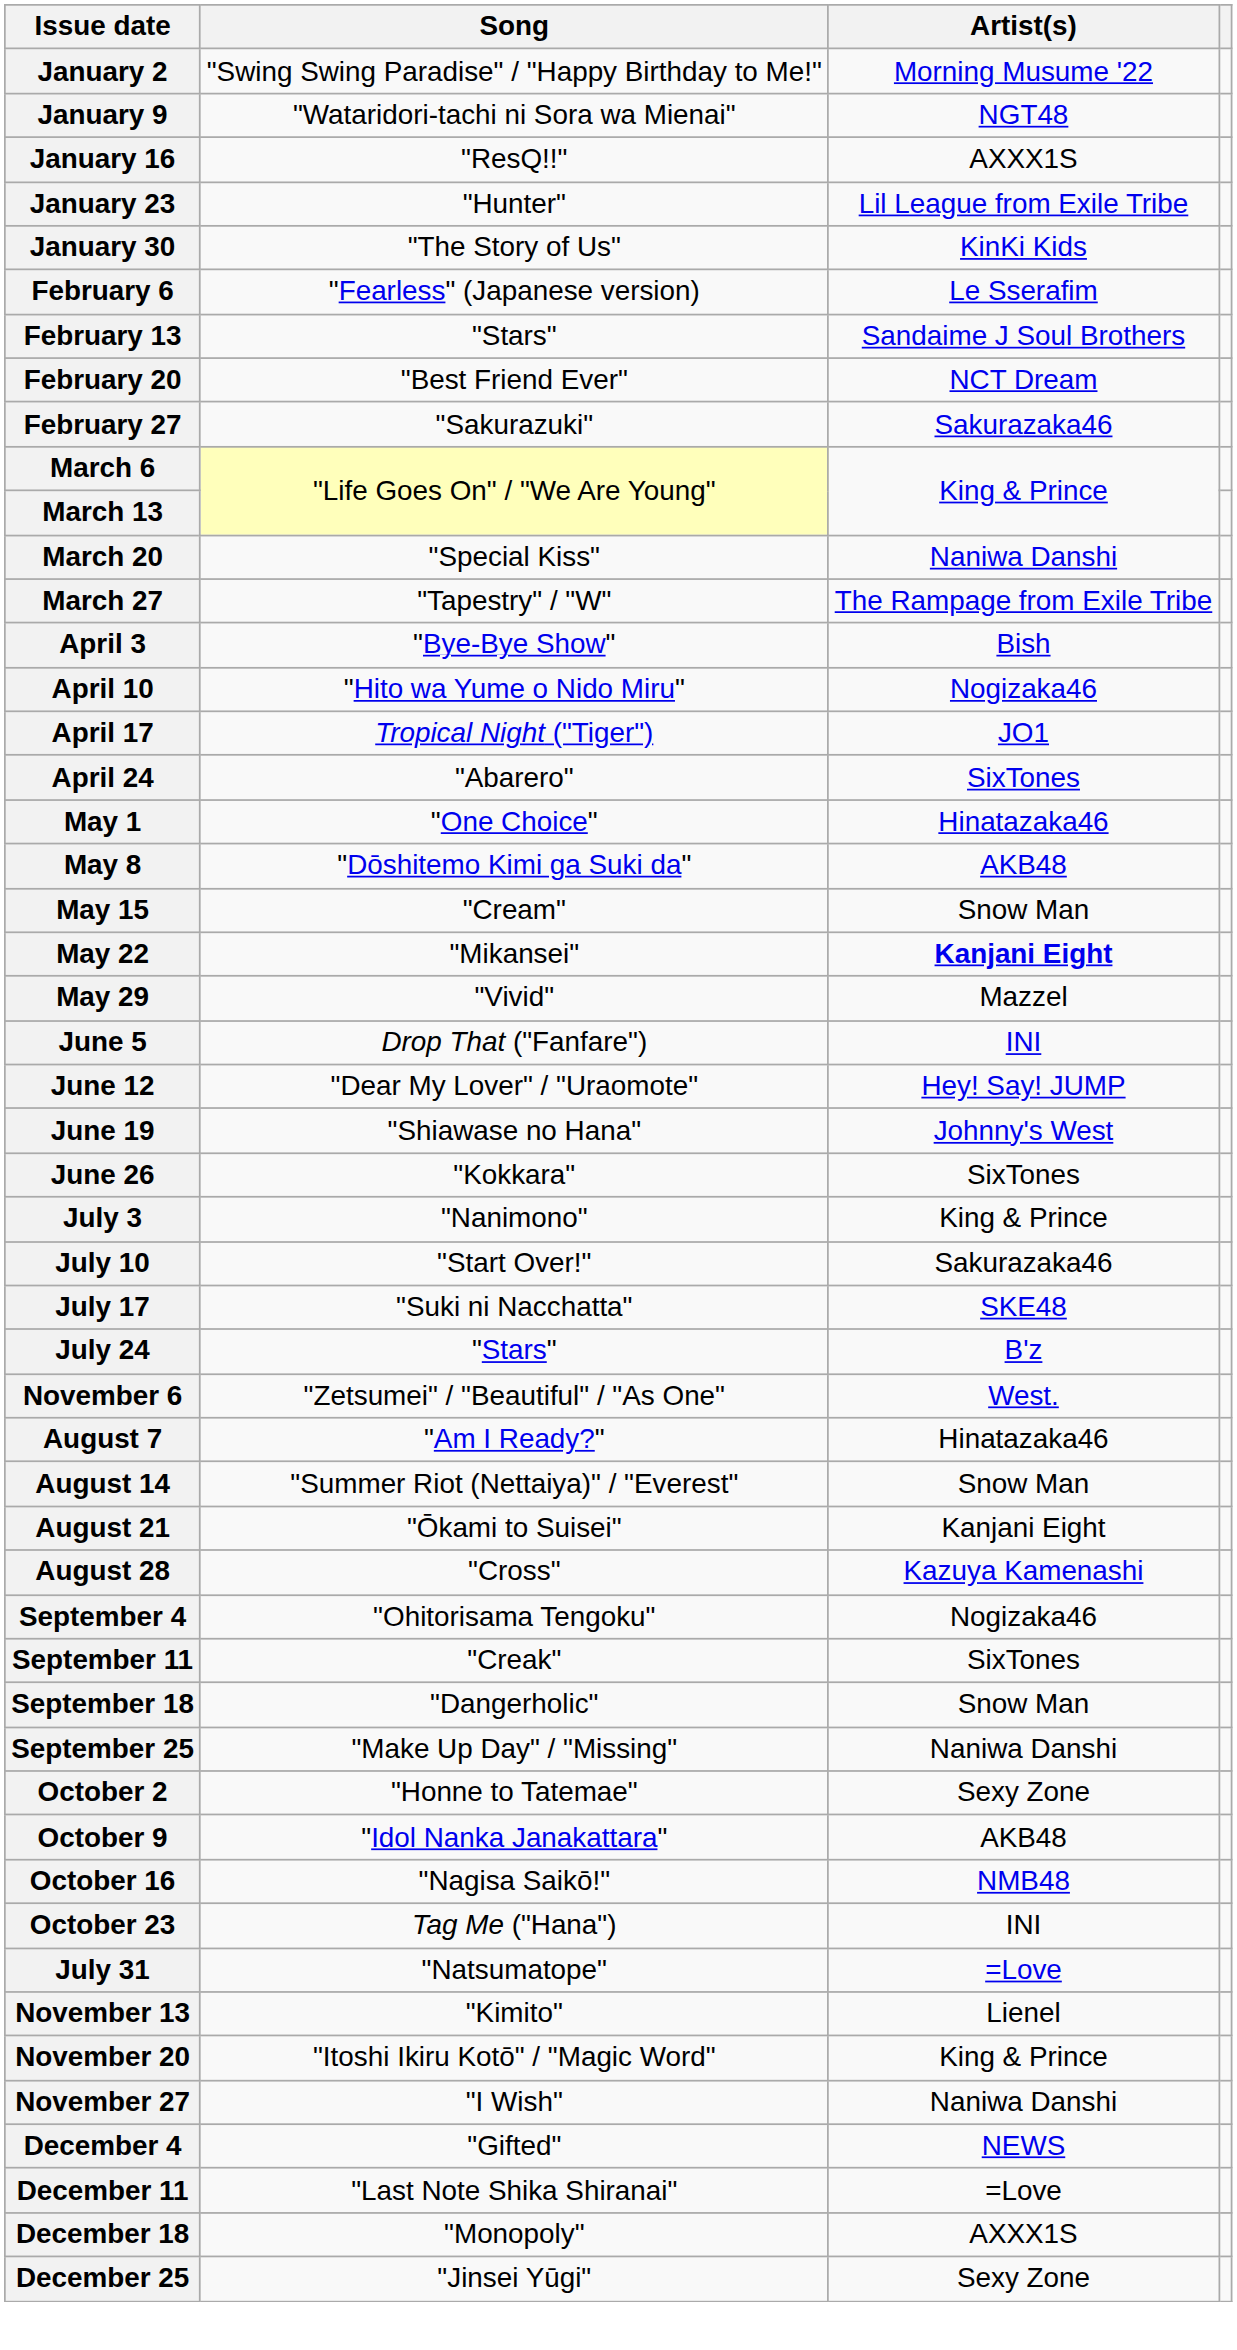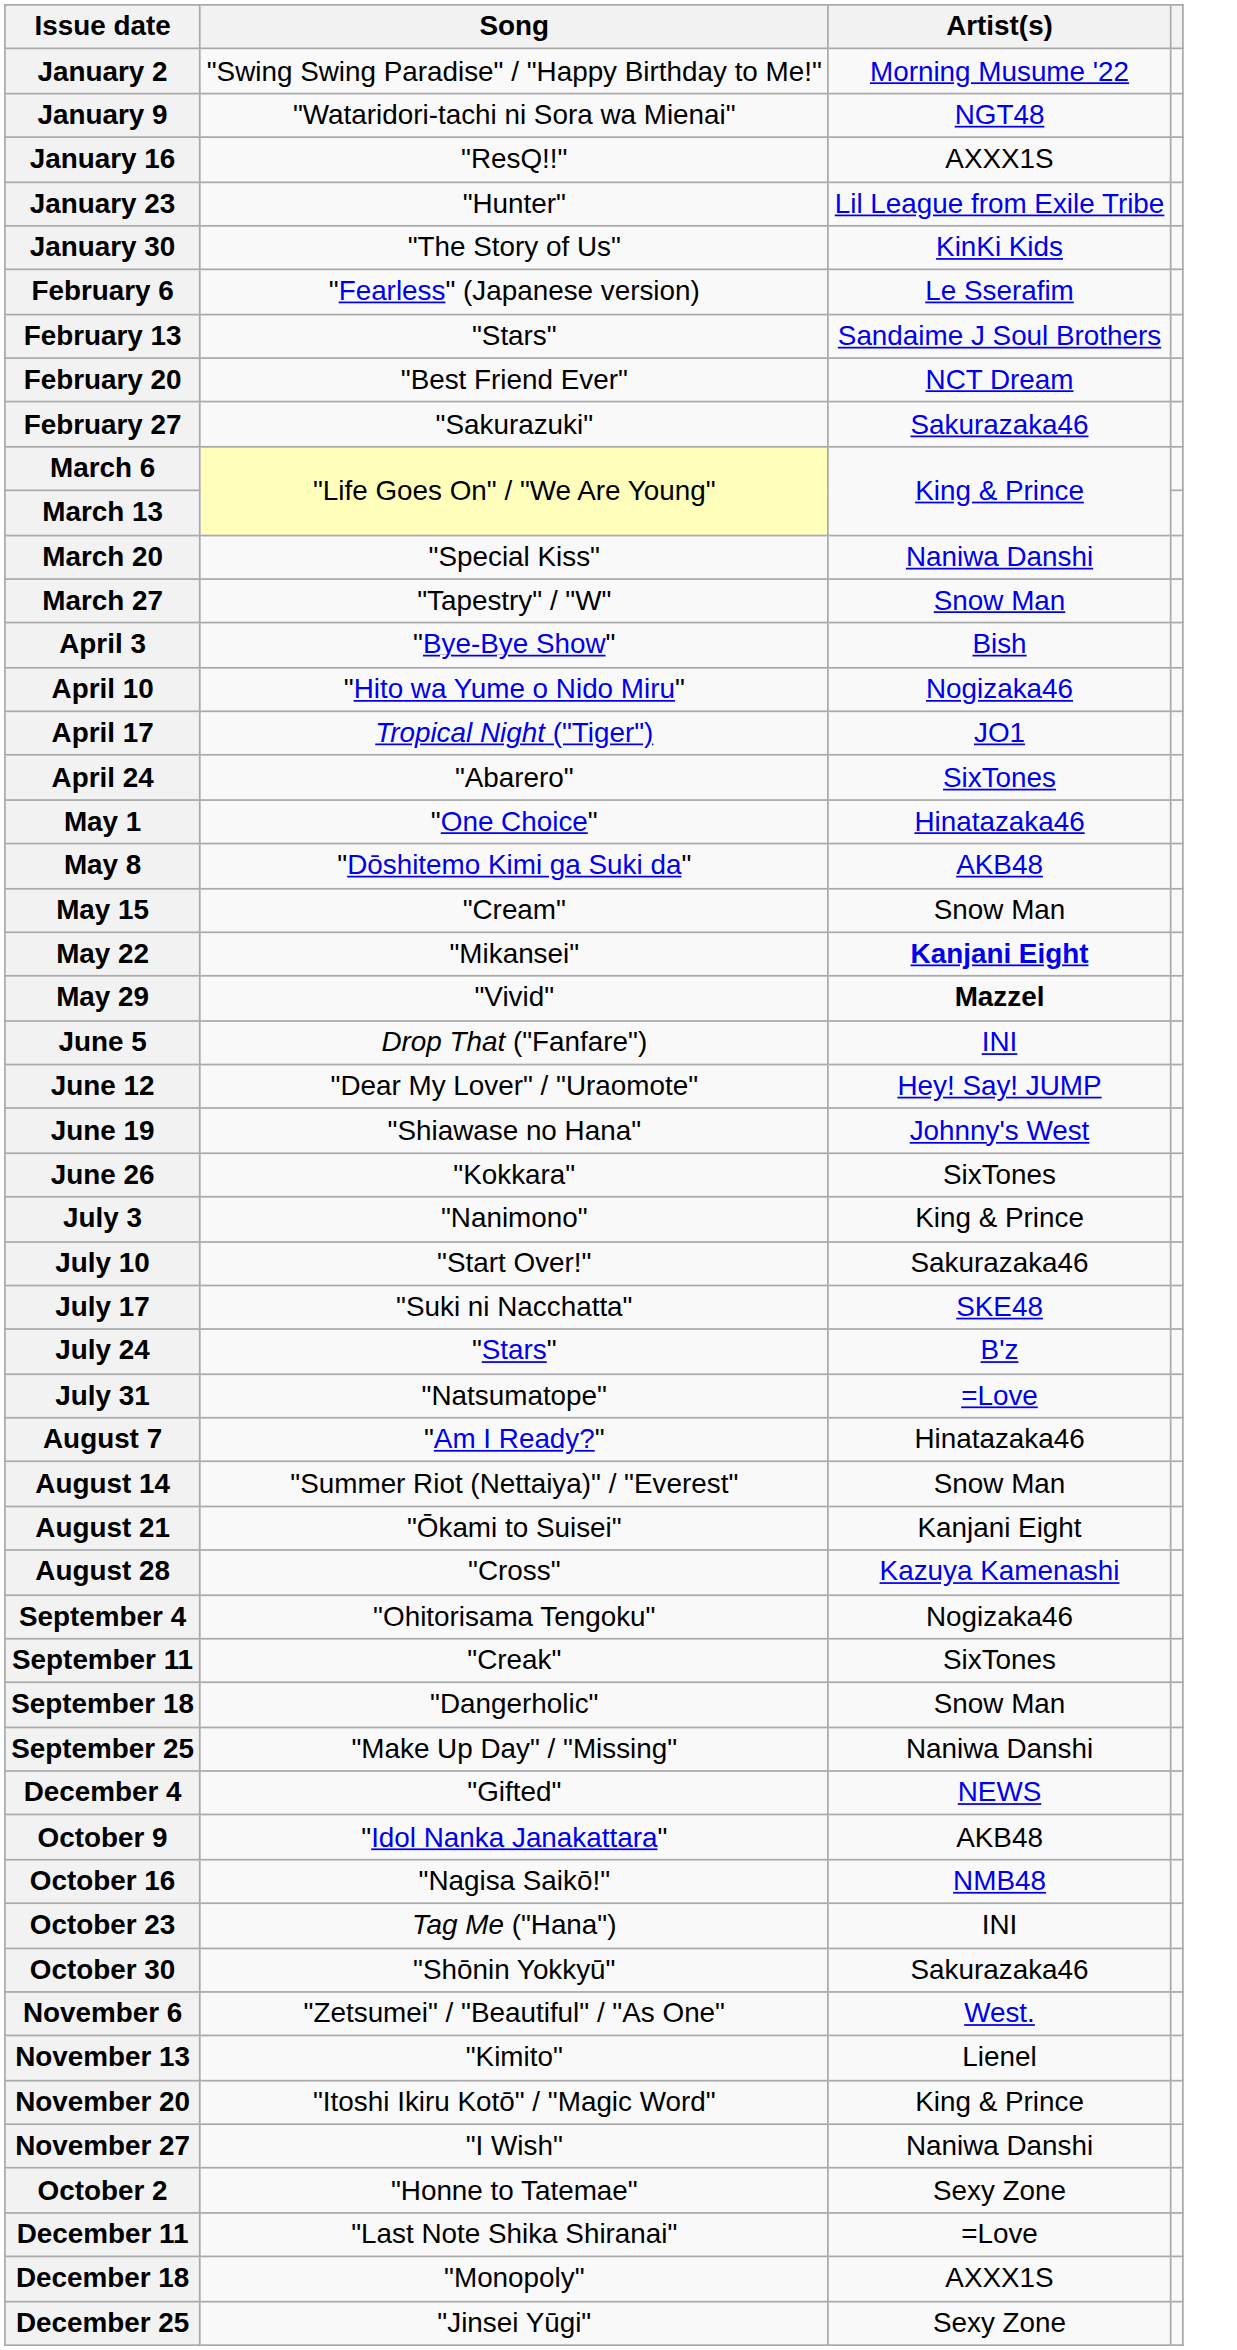(1023, 600) The Rampage from Exile Tribe -> (1000, 600) Snow Man
(1023, 997) normal -> (1000, 997) bold
rows swapped: (103, 1969) <-> (103, 1395)
rows swapped: (103, 1792) <-> (103, 2145)
+ row: (103, 1969)
